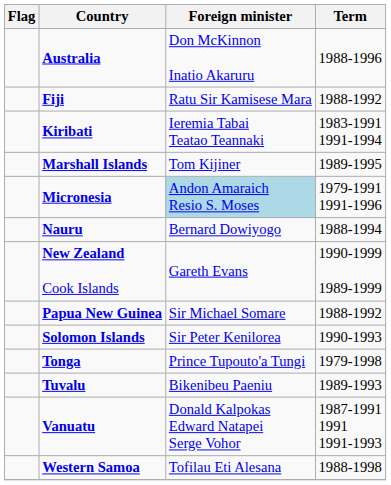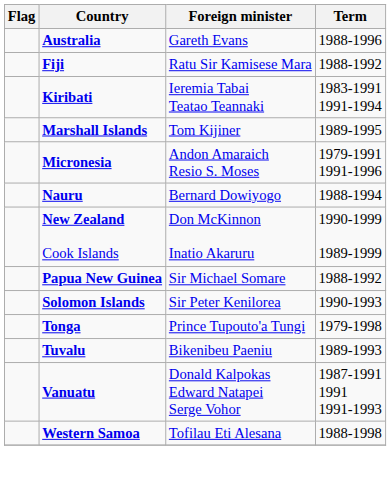(215, 58) Don McKinnon Inatio Akaruru -> (208, 40) Gareth Evans
(219, 197) lightblue background -> (219, 162) no background
(208, 271) Gareth Evans -> (215, 236) Don McKinnon Inatio Akaruru
